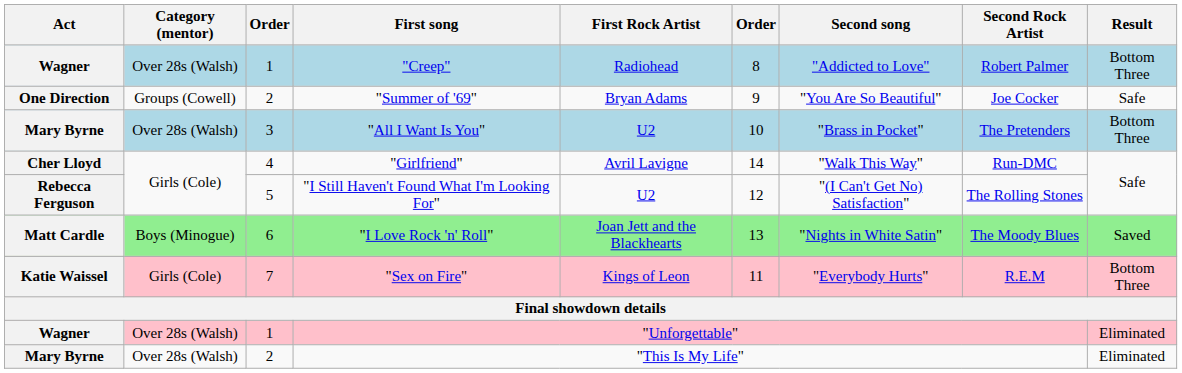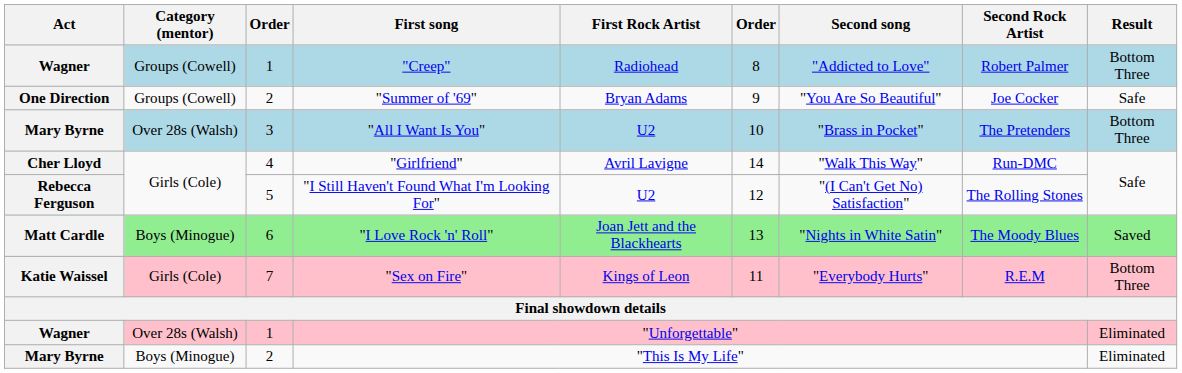(185, 65) Over 28s (Walsh) -> (185, 65) Groups (Cowell)
(185, 356) Over 28s (Walsh) -> (185, 356) Boys (Minogue)
